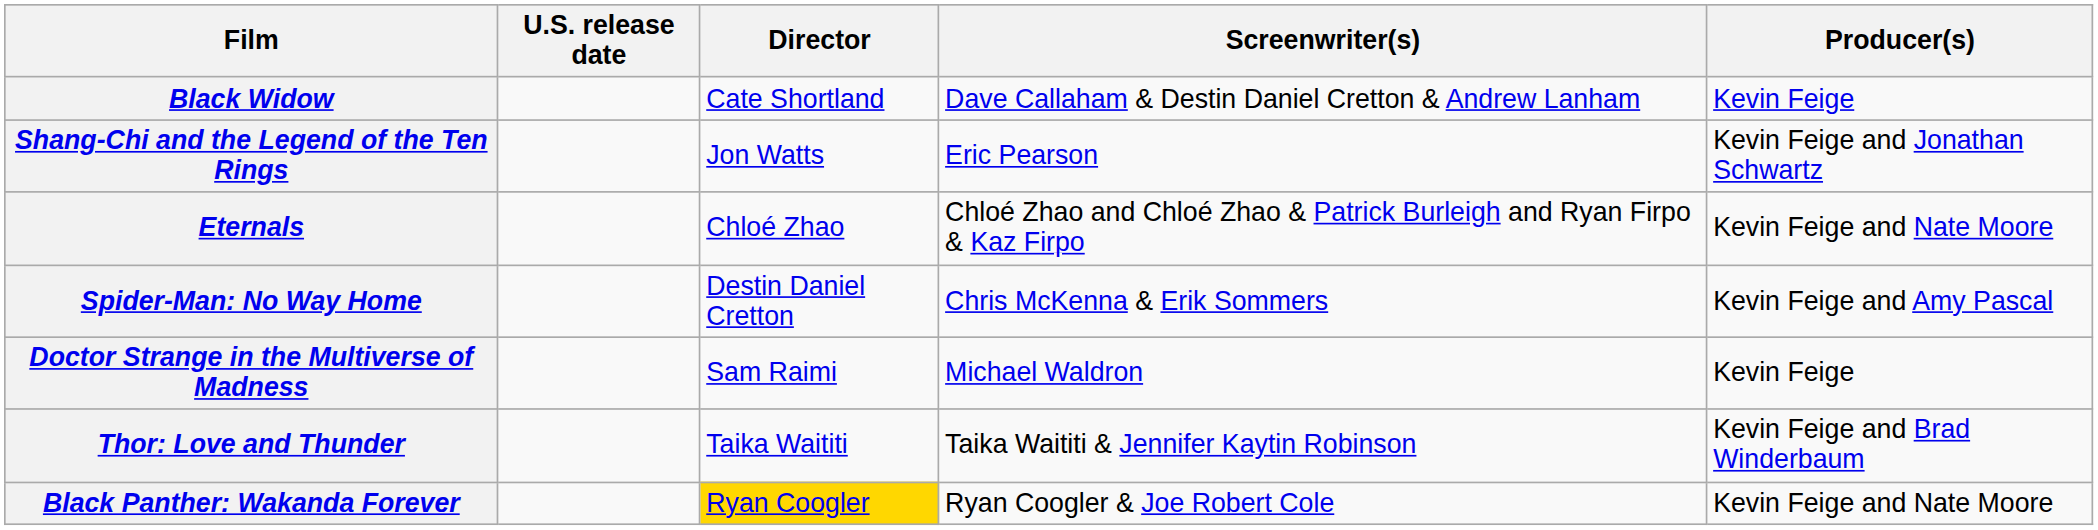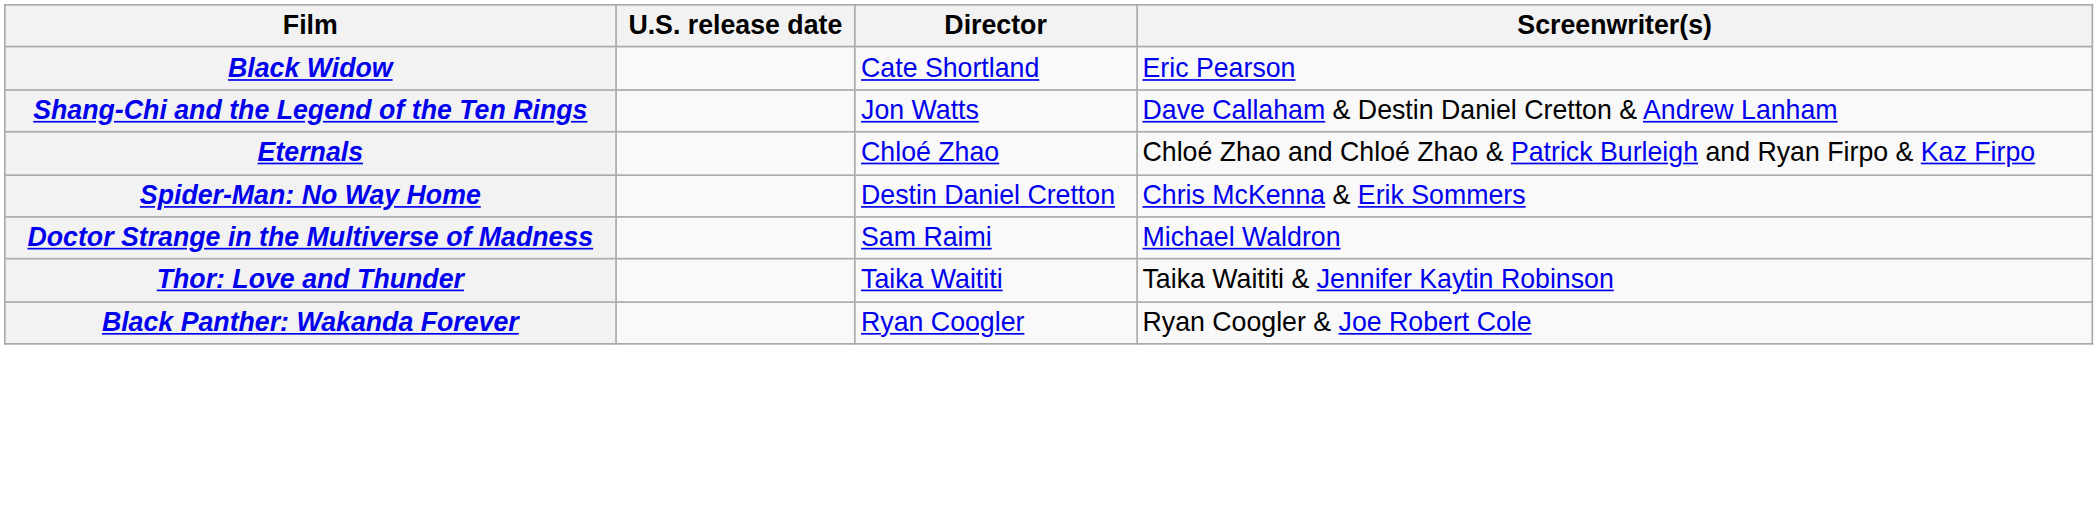- column: (1900, 40)
(1293, 98) Dave Callaham & Destin Daniel Cretton & Andrew Lanham -> (1219, 68) Eric Pearson
(1022, 155) Eric Pearson -> (1490, 110) Dave Callaham & Destin Daniel Cretton & Andrew Lanham
(788, 502) gold background -> (943, 322) no background
